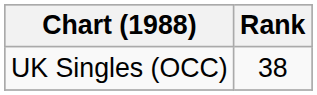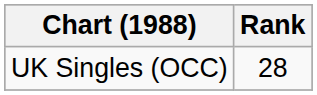(273, 68) 38 -> (273, 68) 28
